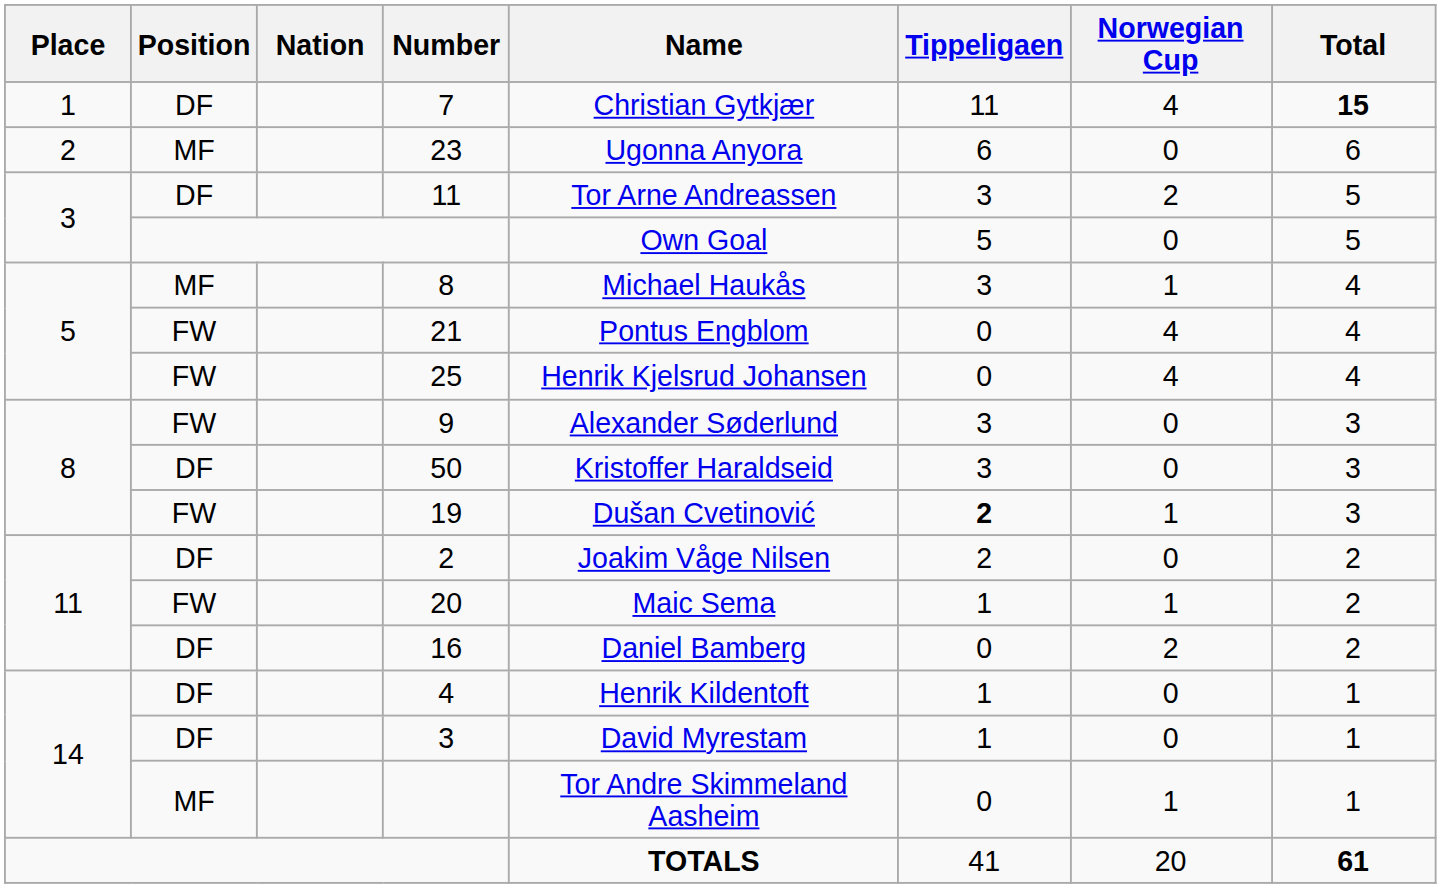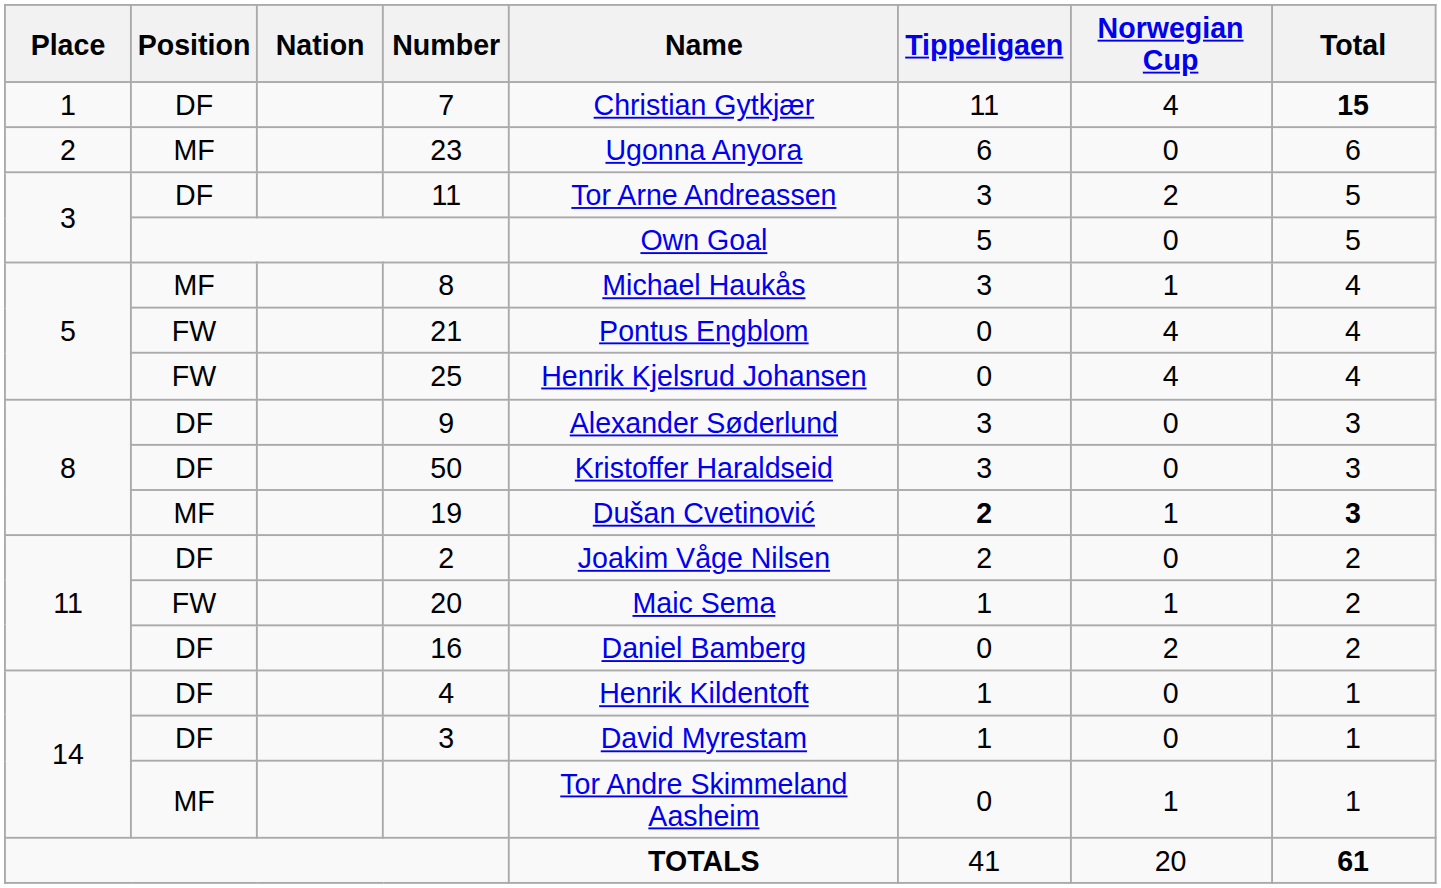(194, 422) FW -> (194, 422) DF
(194, 512) FW -> (194, 512) MF
(1353, 512) normal -> (1353, 512) bold
